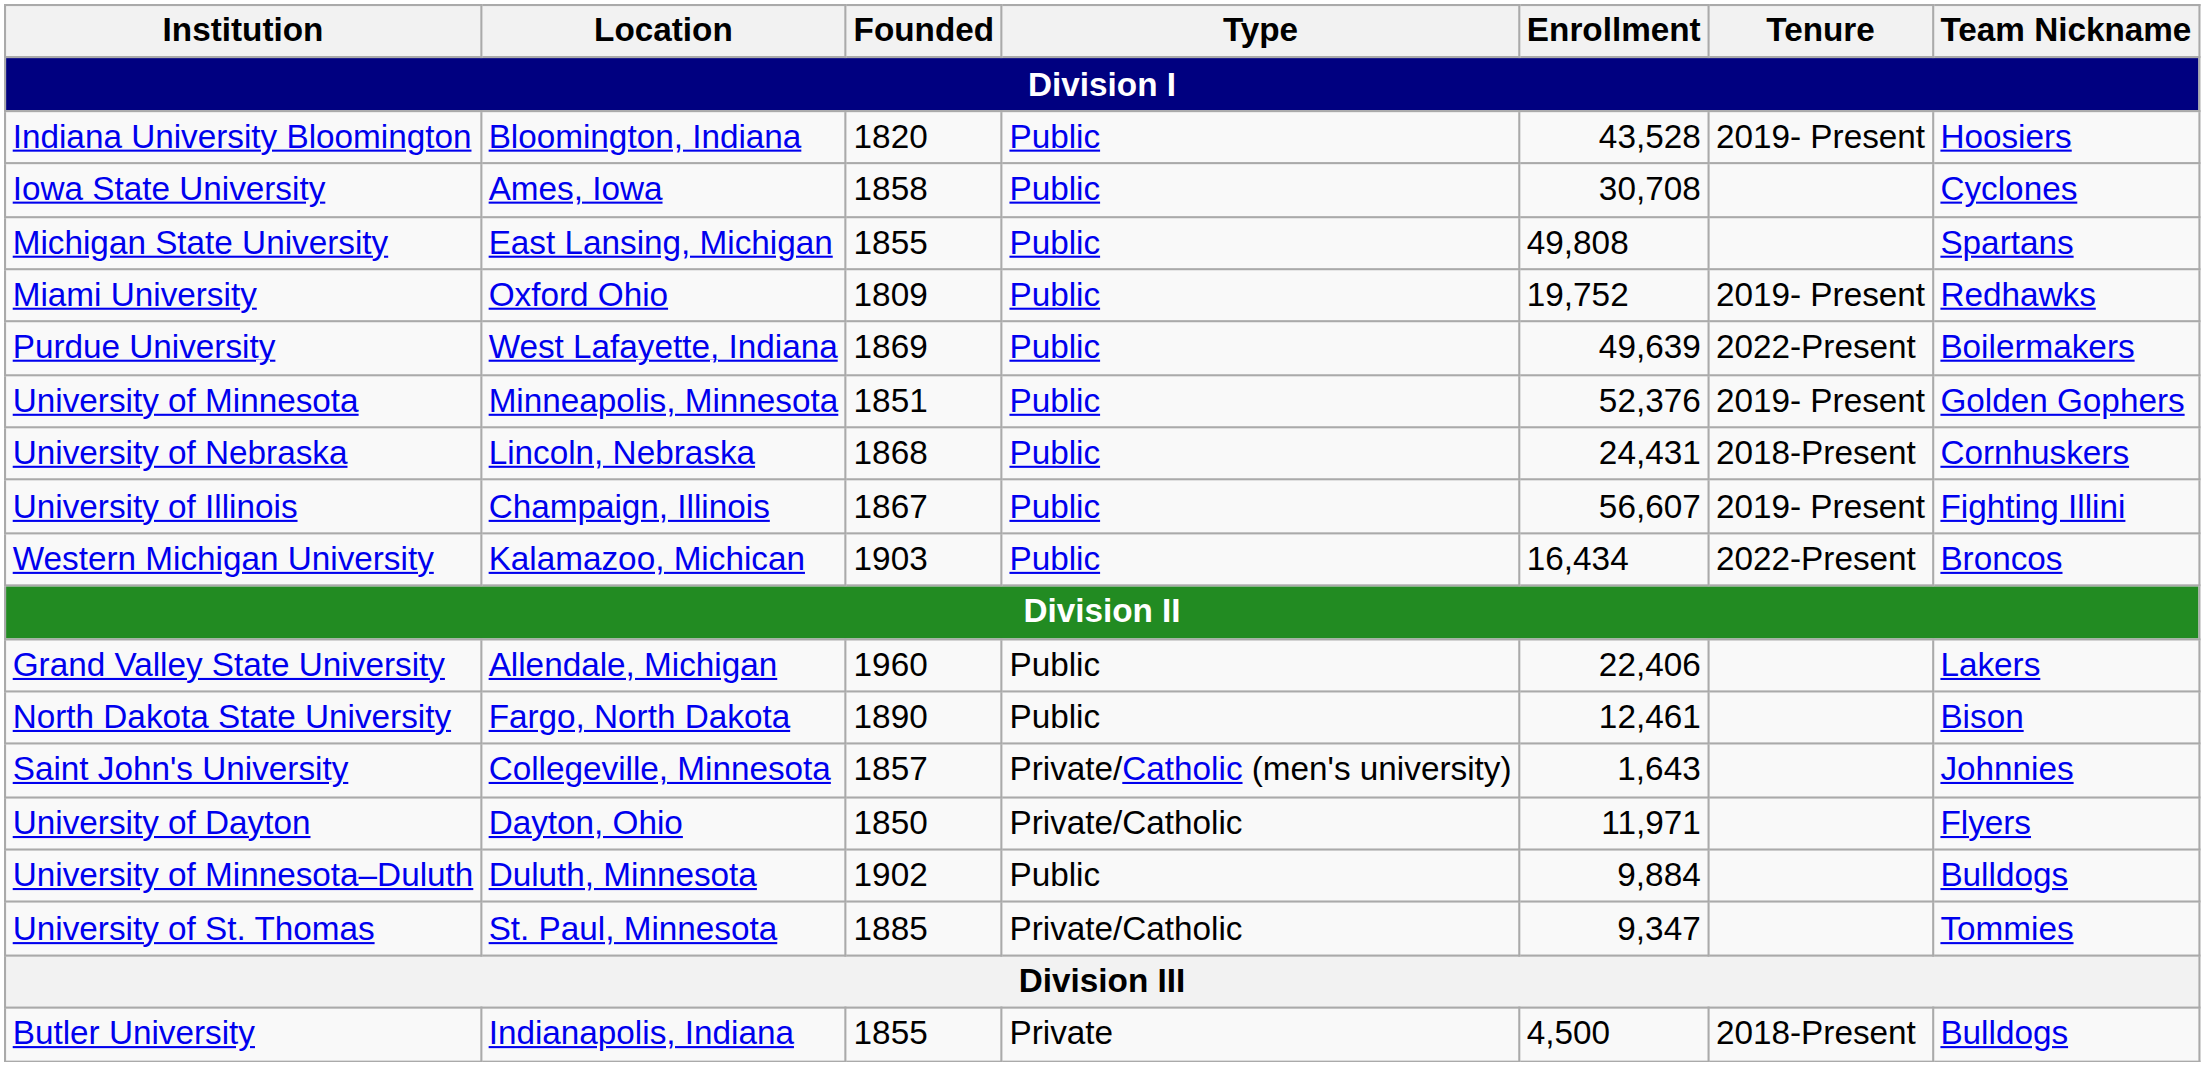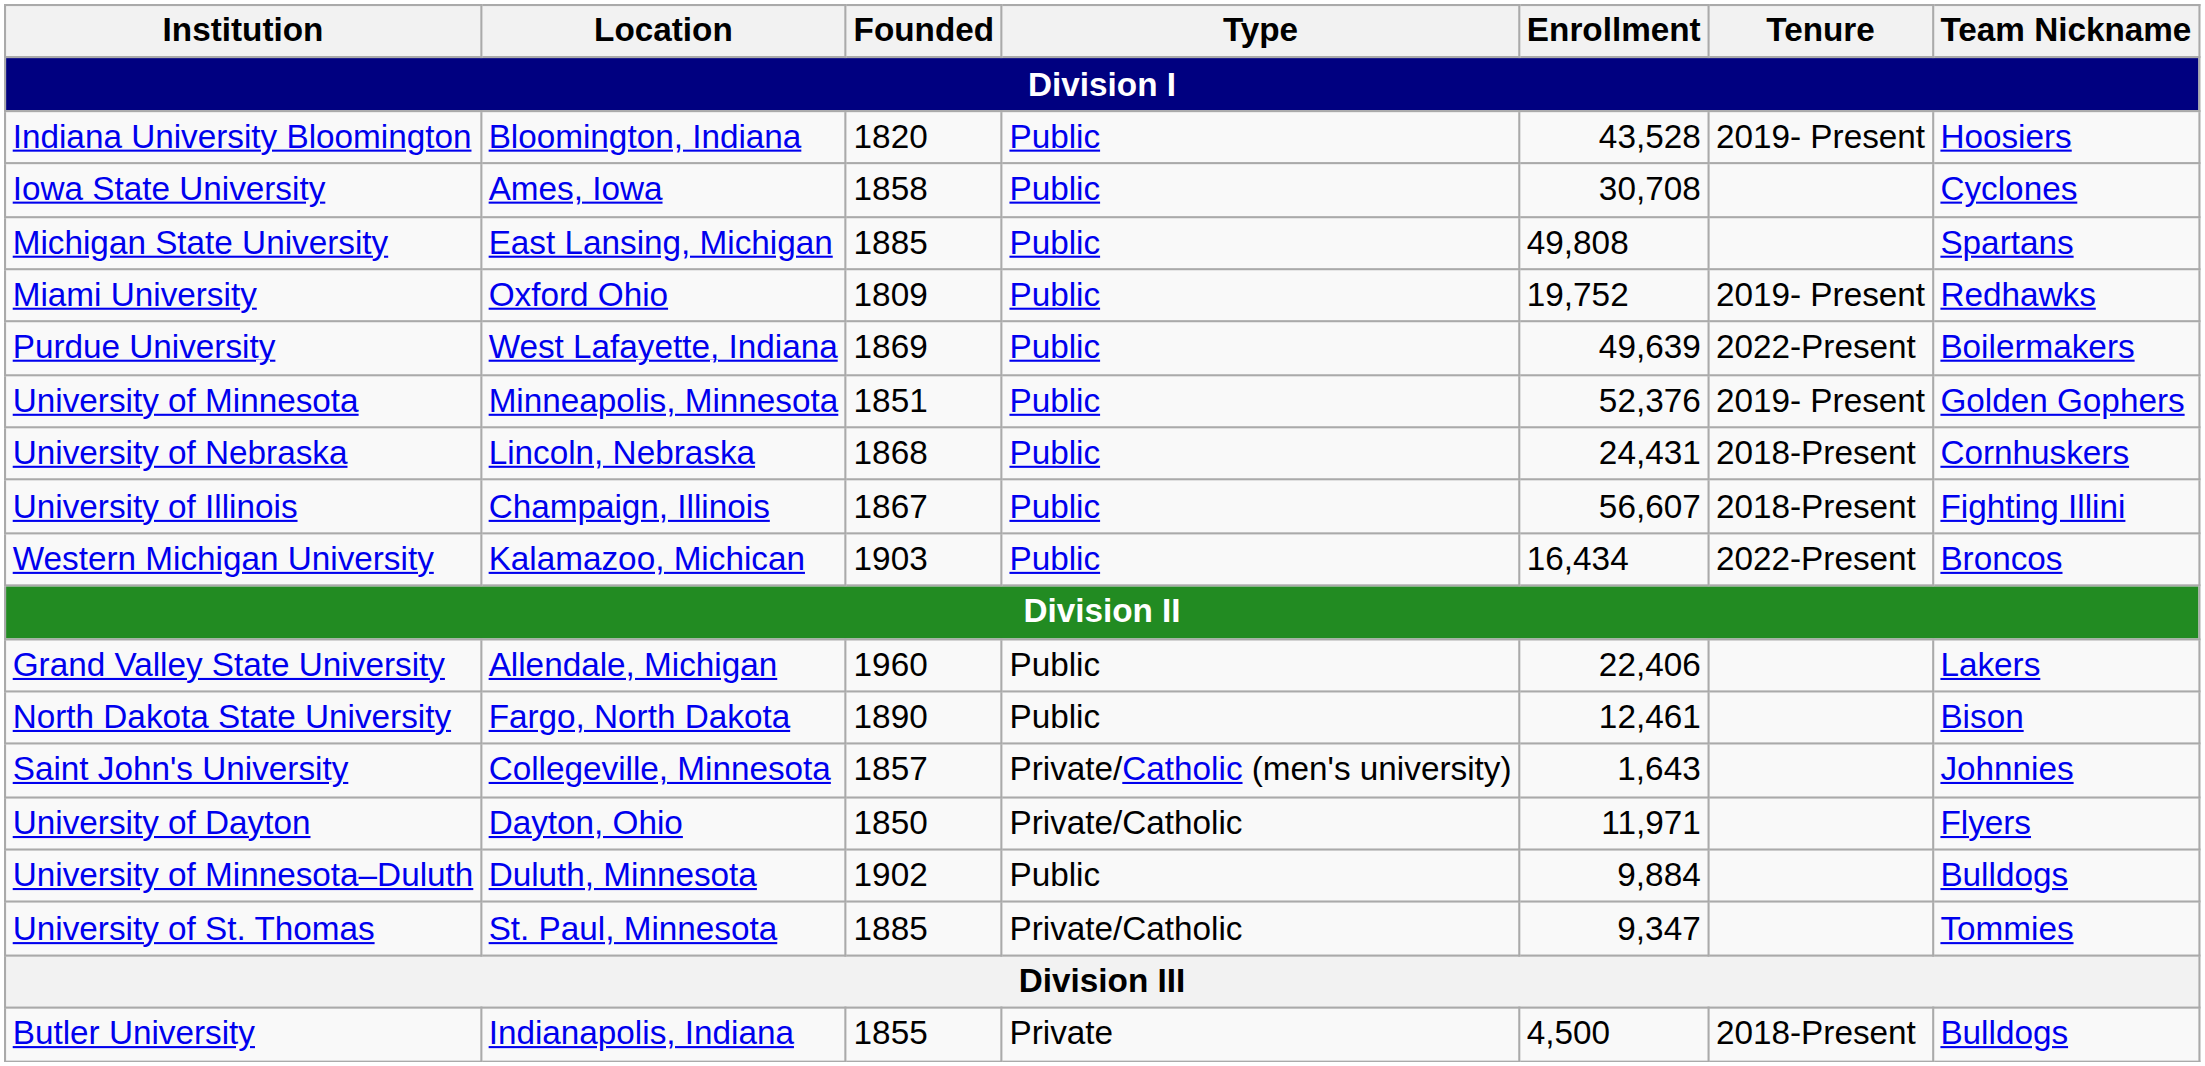(891, 242) 1855 -> (891, 242) 1885
(1821, 505) 2019- Present -> (1816, 505) 2018-Present
